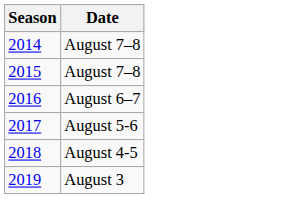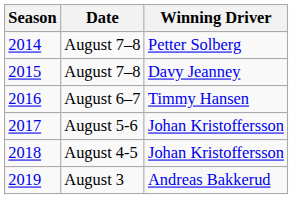+ column: (216, 18)
